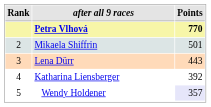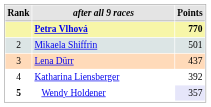(195, 61) 443 -> (195, 61) 437
(19, 93) normal -> (19, 93) bold
